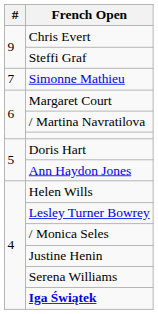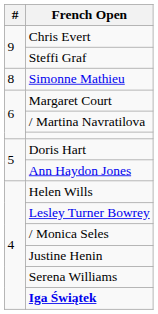(11, 79) 7 -> (11, 79) 8
